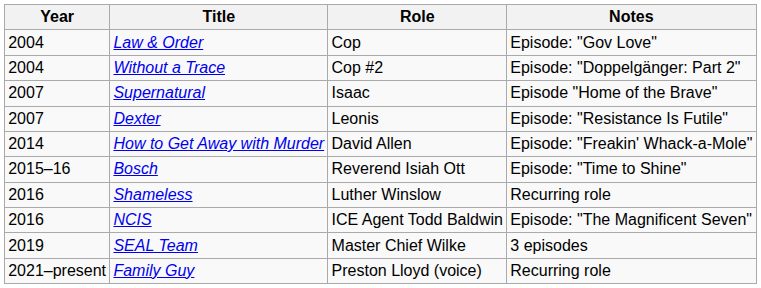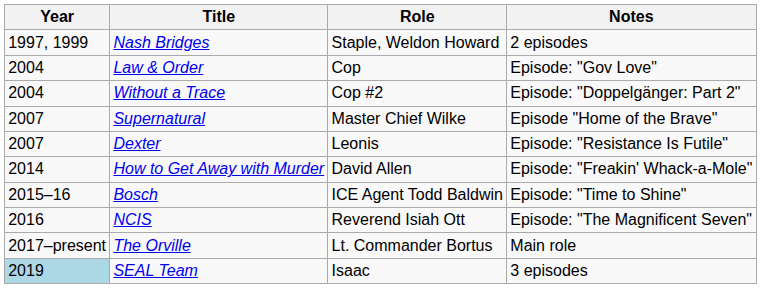+ row: (161, 42)
(351, 93) Isaac -> (399, 118) Master Chief Wilke
(398, 169) Reverend Isiah Ott -> (417, 194) ICE Agent Todd Baldwin
- row: (153, 194)
(417, 220) ICE Agent Todd Baldwin -> (398, 220) Reverend Isiah Ott
+ row: (152, 245)
(26, 245) no background -> (26, 270) lightblue background
(399, 245) Master Chief Wilke -> (351, 270) Isaac
- row: (154, 270)
